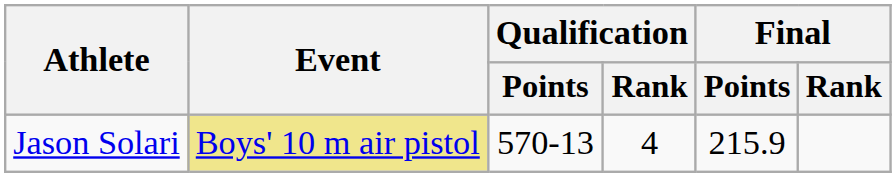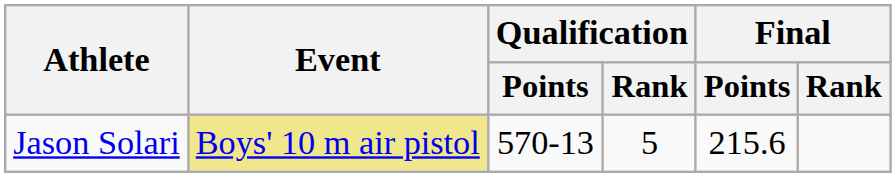(650, 143) 4 -> (650, 143) 5
(747, 143) 215.9 -> (747, 143) 215.6
